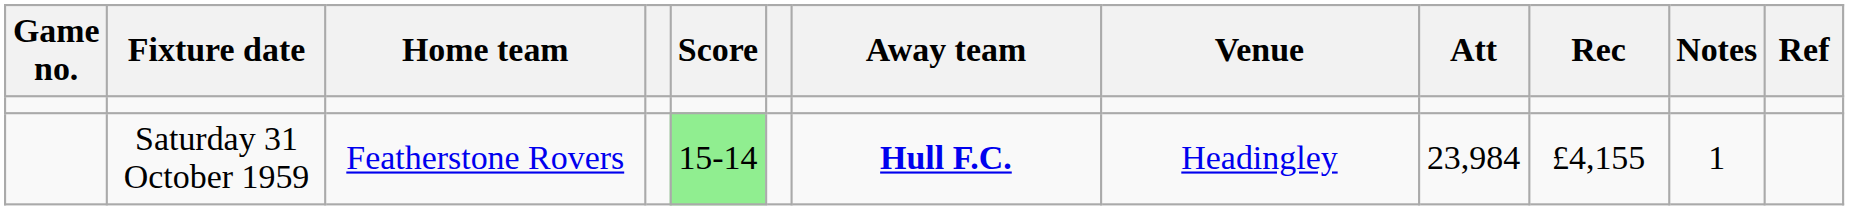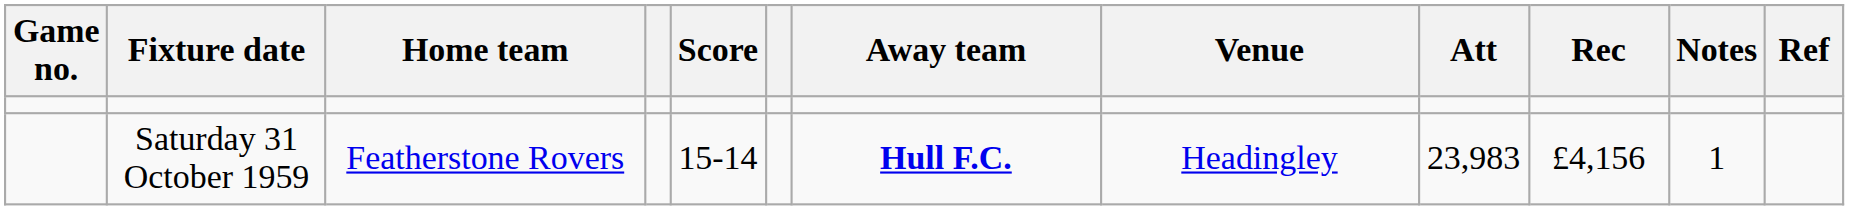(718, 158) lightgreen background -> (718, 158) no background
(1474, 158) 23,984 -> (1474, 158) 23,983
(1599, 158) £4,155 -> (1599, 158) £4,156
